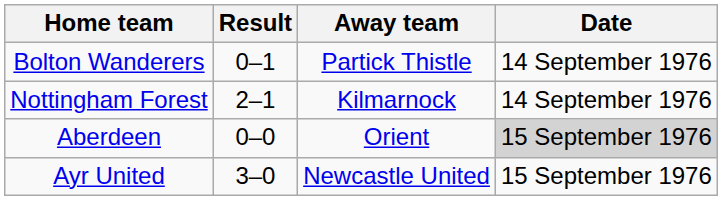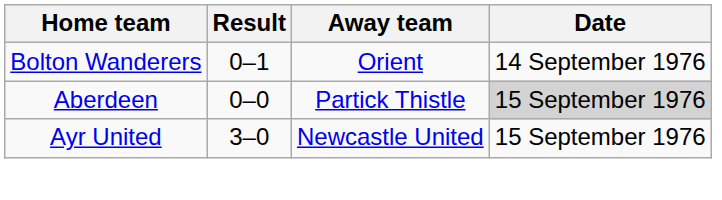(397, 61) Partick Thistle -> (390, 61) Orient
- row: (109, 99)
(397, 137) Orient -> (390, 99) Partick Thistle
